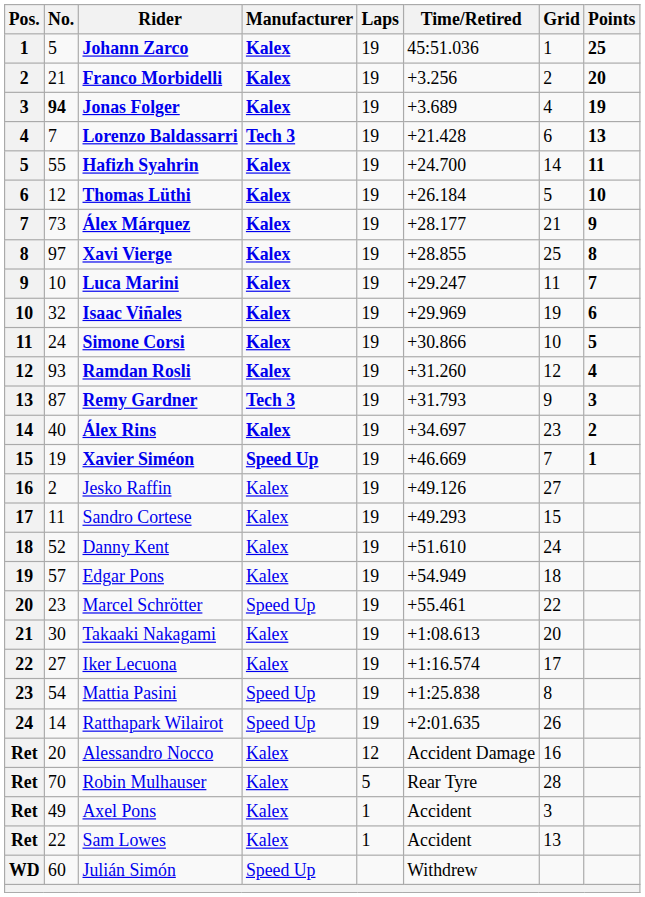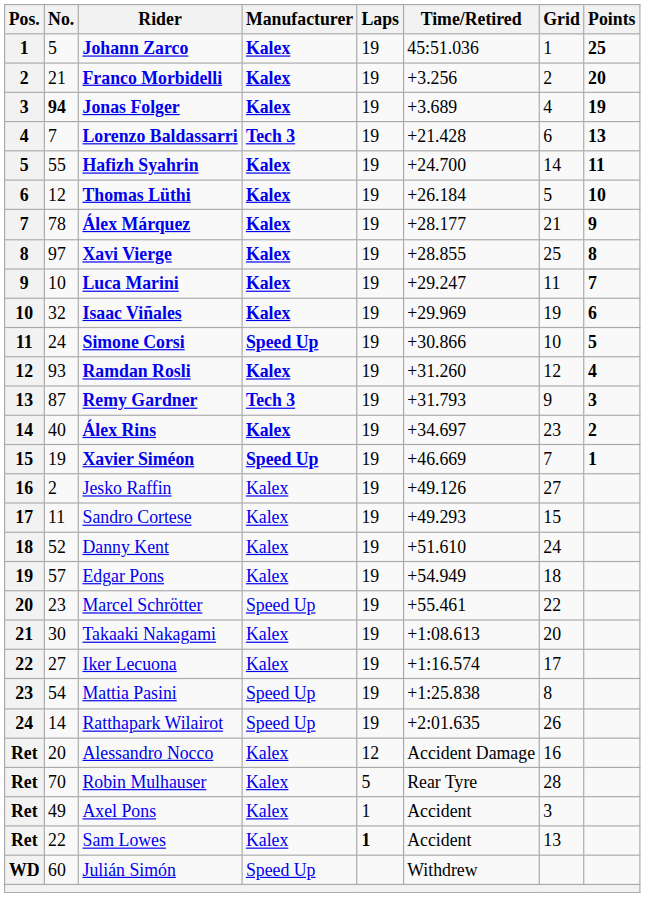(57, 224) 73 -> (57, 224) 78
(268, 341) Kalex -> (282, 341) Speed Up
(366, 840) normal -> (366, 840) bold
